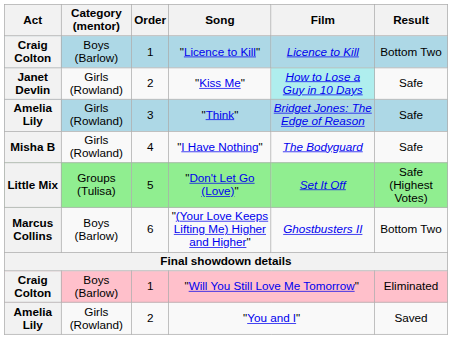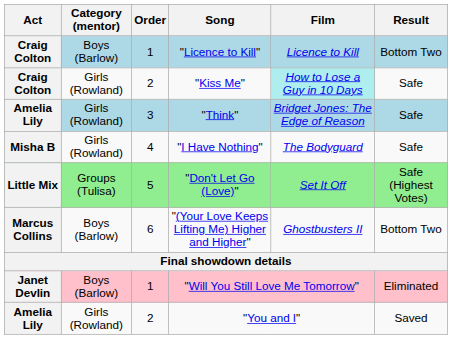(33, 83) Janet Devlin -> (33, 83) Craig Colton
(33, 286) Craig Colton -> (33, 286) Janet Devlin
